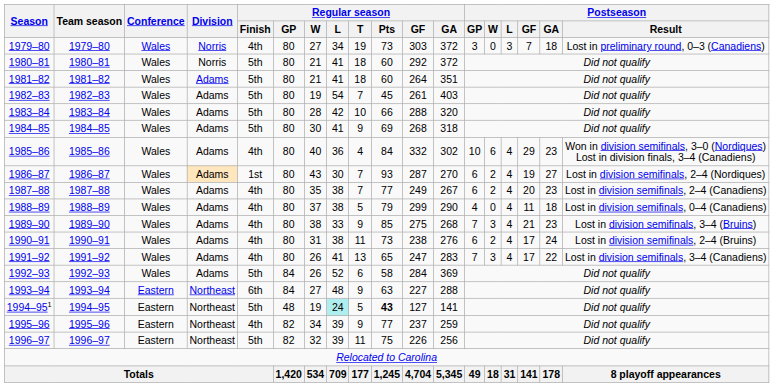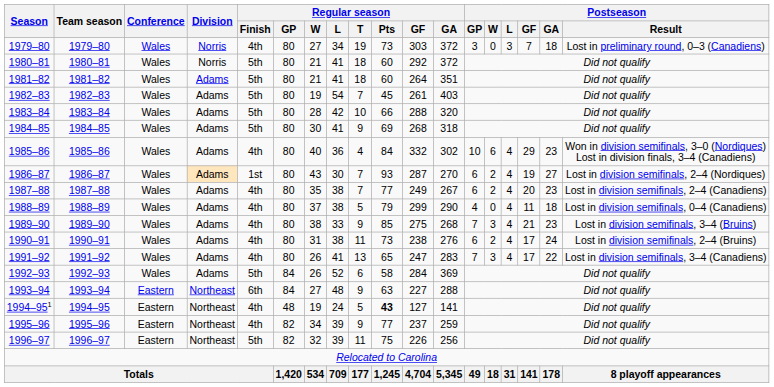(255, 307) 5th -> (255, 307) 4th
(338, 307) paleturquoise background -> (338, 307) no background
